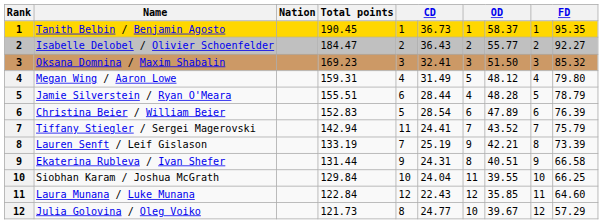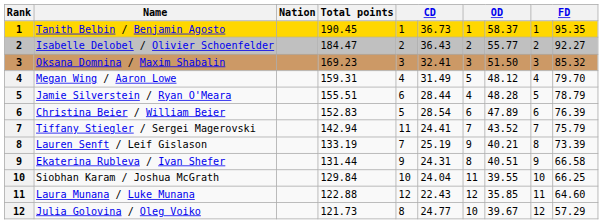(570, 79) 79.80 -> (570, 79) 79.70
(503, 145) 42.21 -> (503, 145) 40.21
(339, 194) 122.84 -> (339, 194) 122.88
